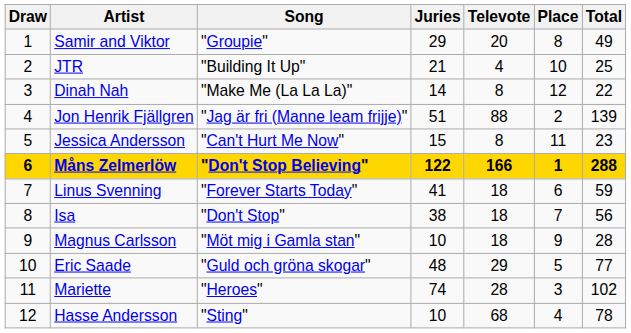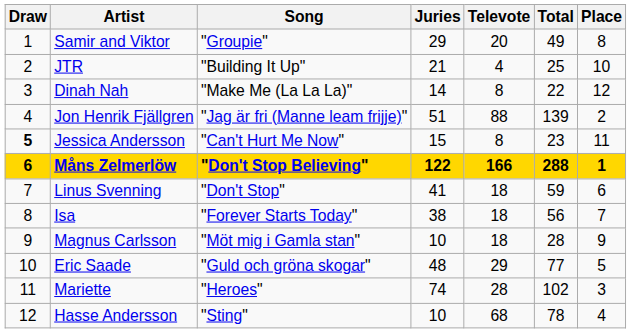columns swapped: (604, 16) <-> (558, 16)
(28, 141) normal -> (28, 141) bold
(279, 191) "Forever Starts Today" -> (243, 191) "Don't Stop"
(243, 215) "Don't Stop" -> (279, 215) "Forever Starts Today"
